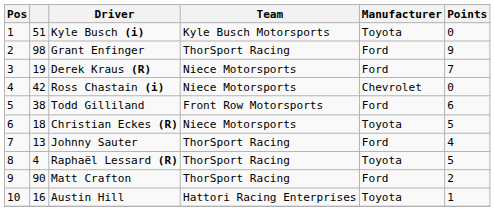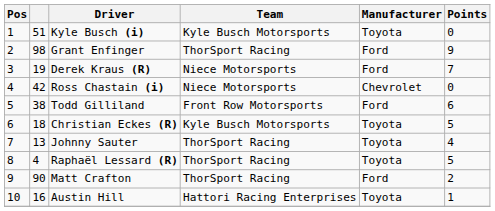(240, 123) Niece Motorsports -> (256, 123) Kyle Busch Motorsports
(375, 142) Ford -> (382, 142) Toyota
